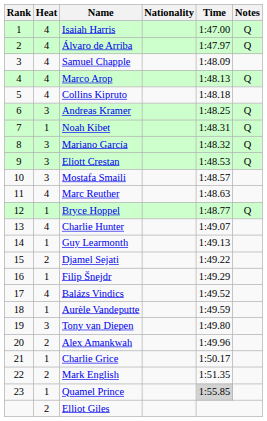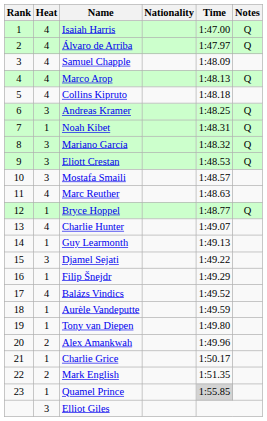(46, 260) 2 -> (46, 260) 3
(46, 326) 3 -> (46, 326) 1
(46, 408) 2 -> (46, 408) 3
